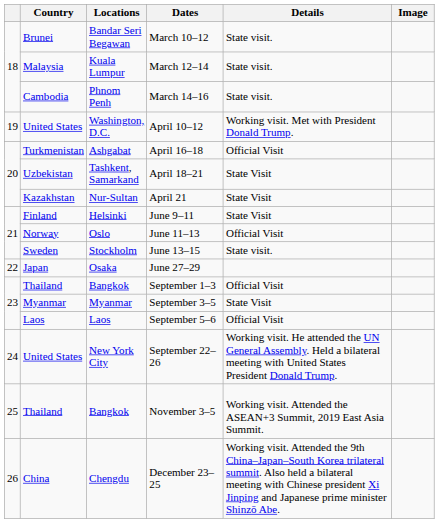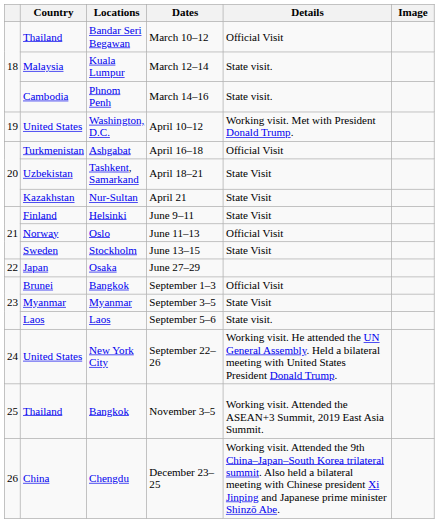(38, 36) Brunei -> (43, 36) Thailand
(249, 36) State visit. -> (255, 36) Official Visit
(249, 250) State visit. -> (249, 250) State Visit
(43, 285) Thailand -> (38, 285) Brunei
(255, 320) Official Visit -> (249, 320) State visit.
